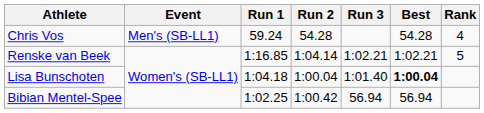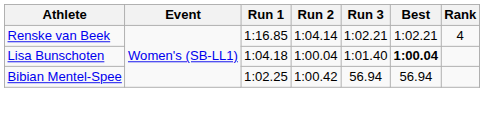- row: (36, 36)
(460, 57) 5 -> (460, 36) 4
